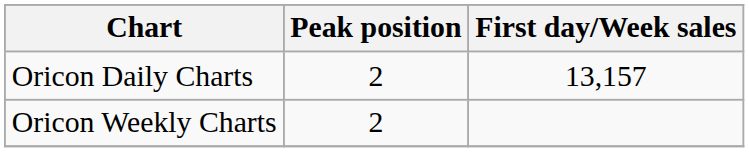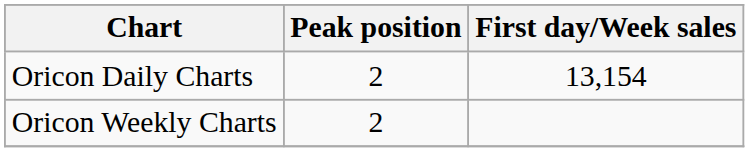(606, 75) 13,157 -> (606, 75) 13,154
